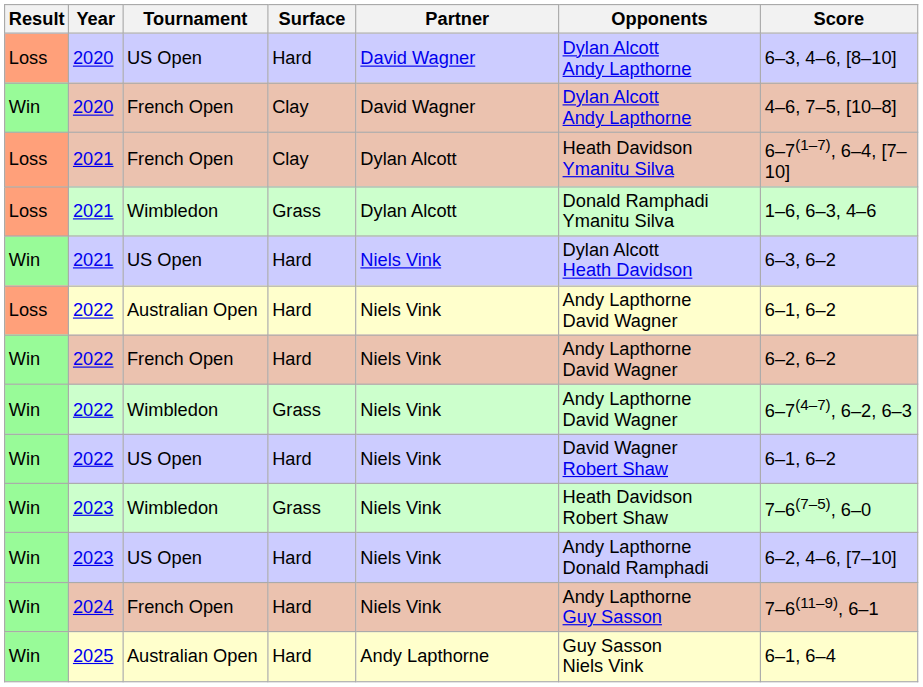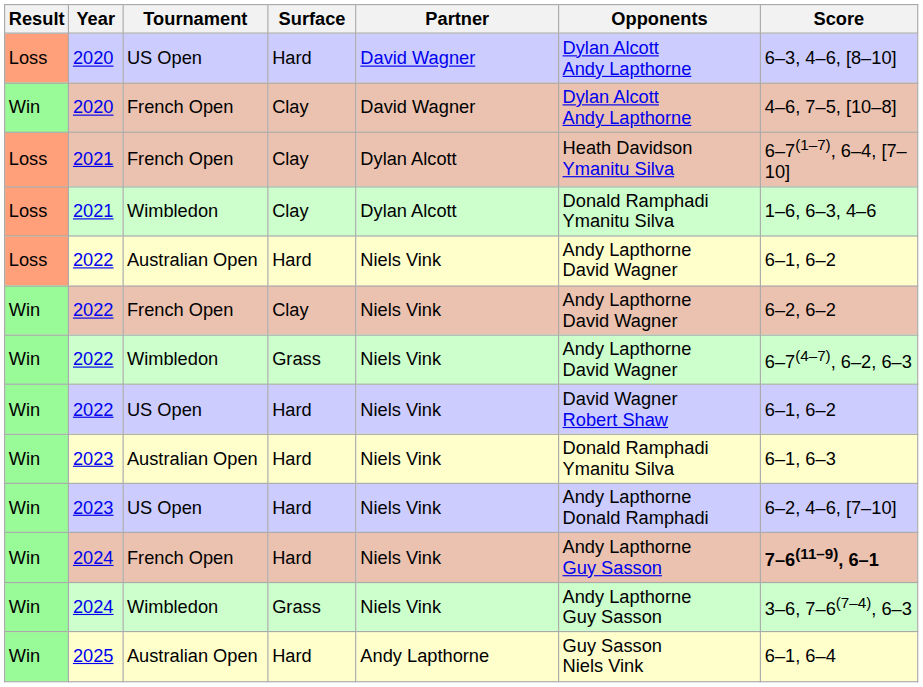(296, 211) Grass -> (290, 211) Clay
- row: (93, 260)
(292, 359) Hard -> (290, 310) Clay
+ row: (93, 458)
- row: (93, 508)
(822, 606) normal -> (822, 557) bold
+ row: (93, 607)
